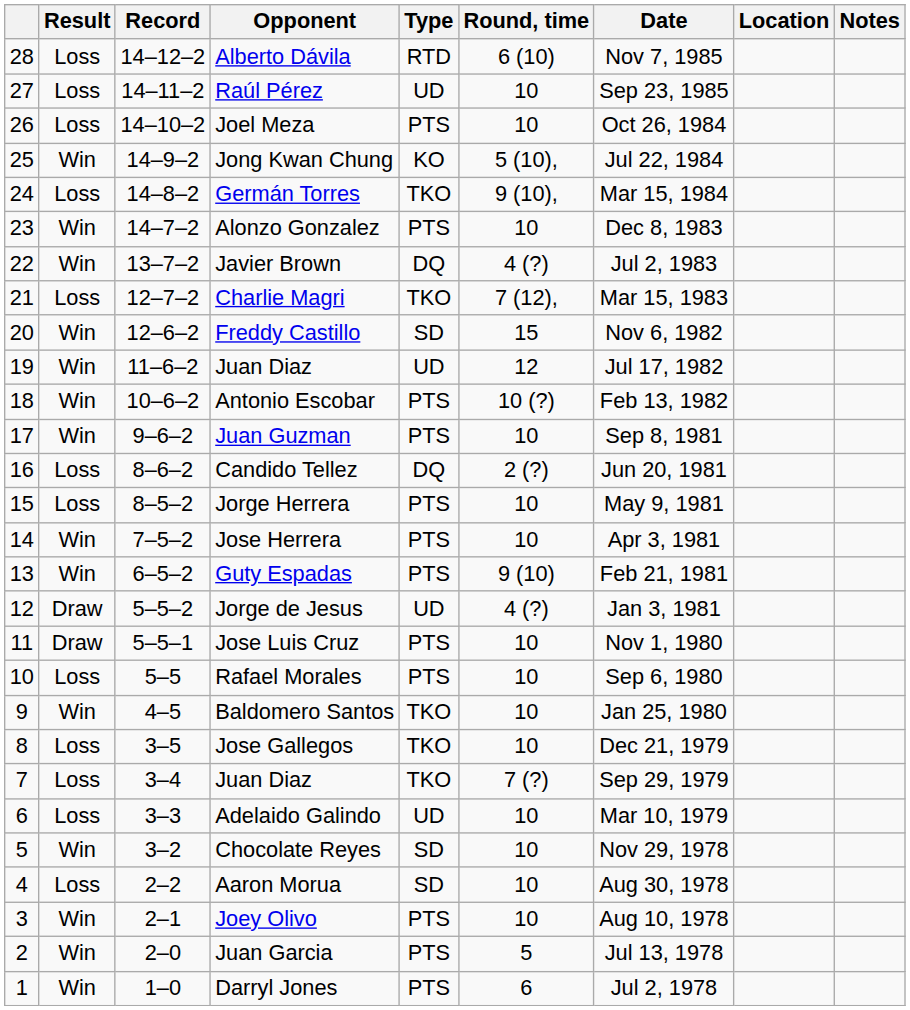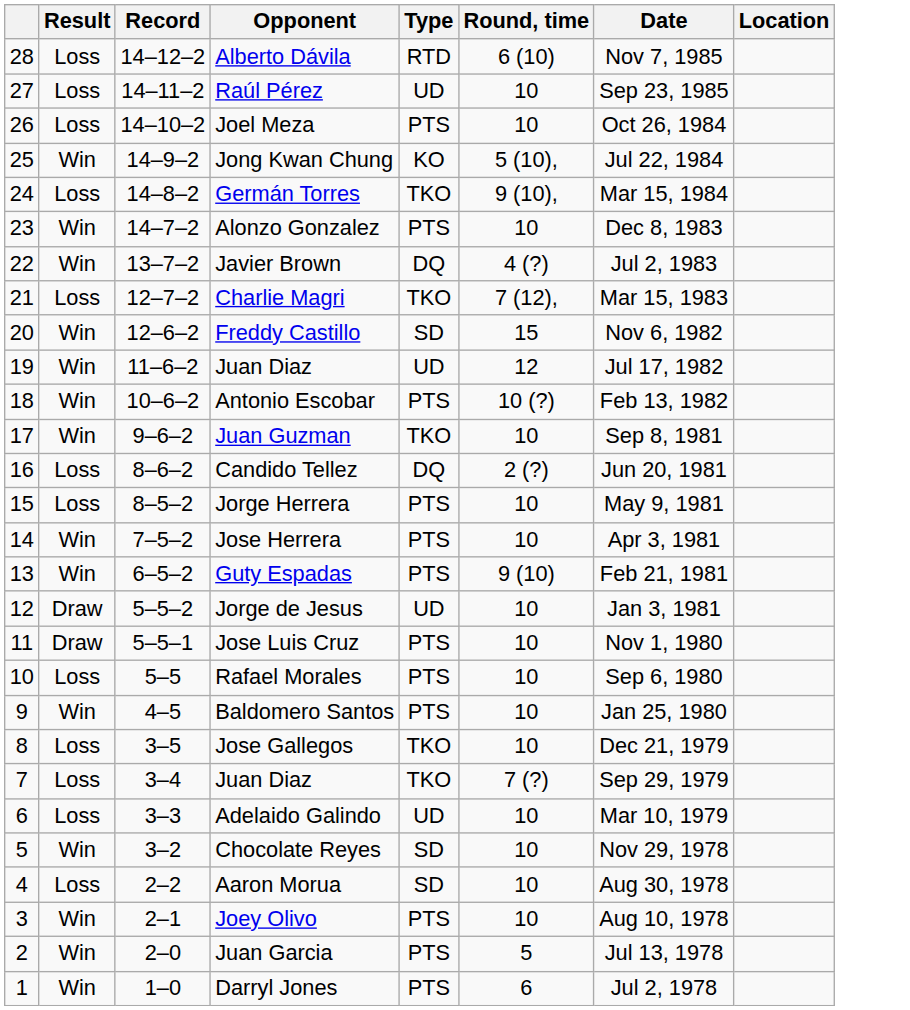- column: (870, 21)
(429, 435) PTS -> (429, 435) TKO
(526, 608) 4 (?) -> (526, 608) 10
(429, 711) TKO -> (429, 711) PTS
